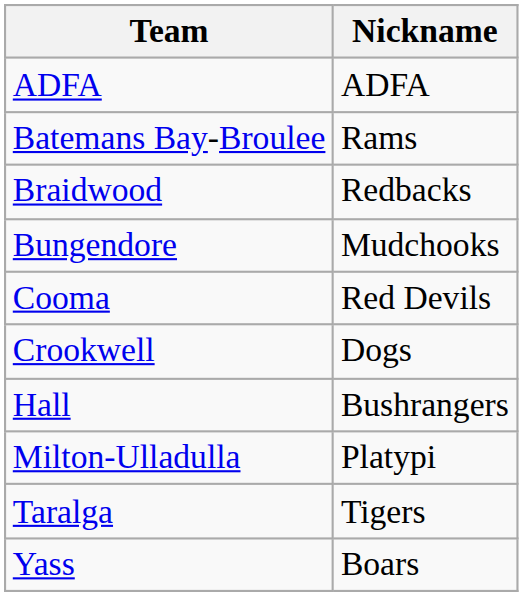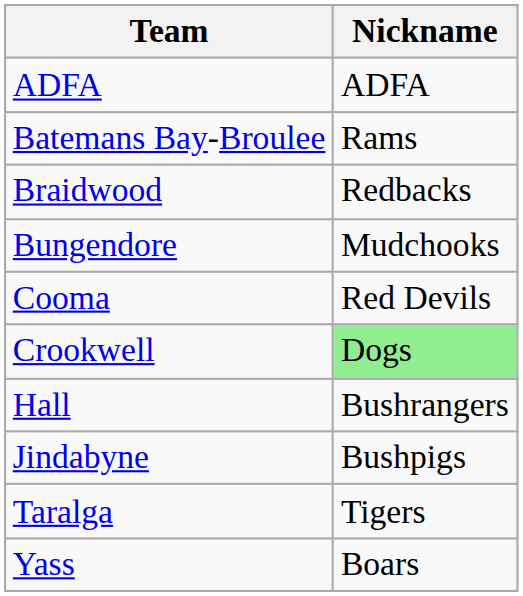(376, 350) no background -> (376, 350) lightgreen background
+ row: (81, 457)
- row: (127, 457)
